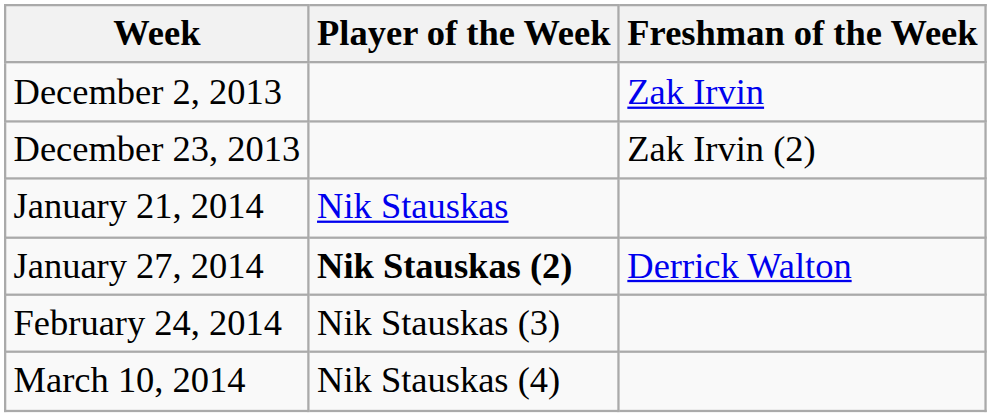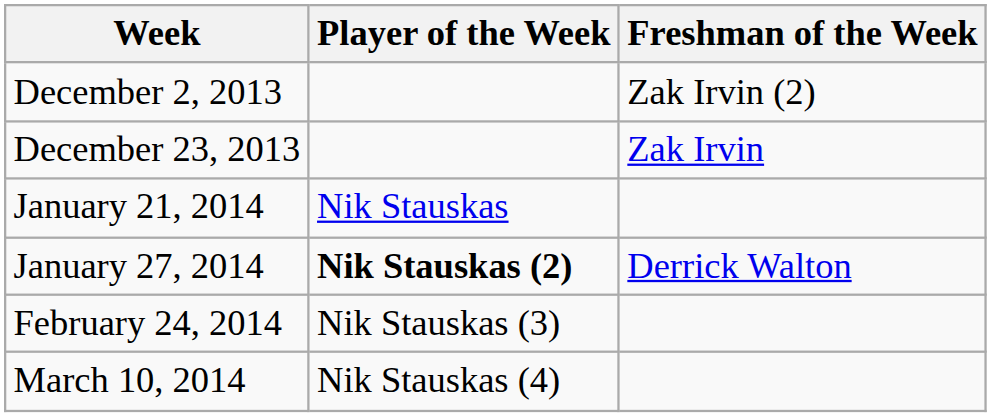(696, 91) Zak Irvin -> (722, 91) Zak Irvin (2)
(722, 149) Zak Irvin (2) -> (696, 149) Zak Irvin
